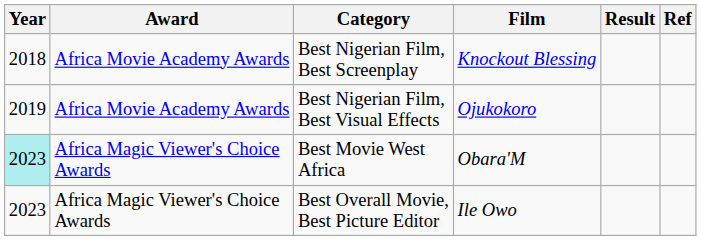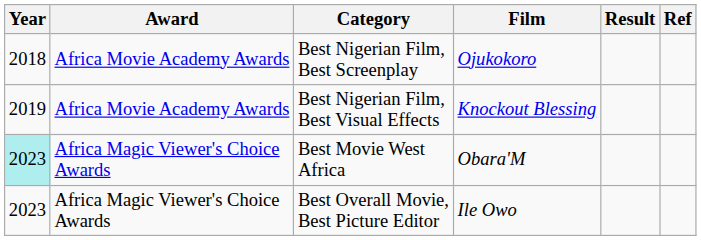(527, 59) Knockout Blessing -> (497, 59) Ojukokoro
(497, 109) Ojukokoro -> (527, 109) Knockout Blessing
